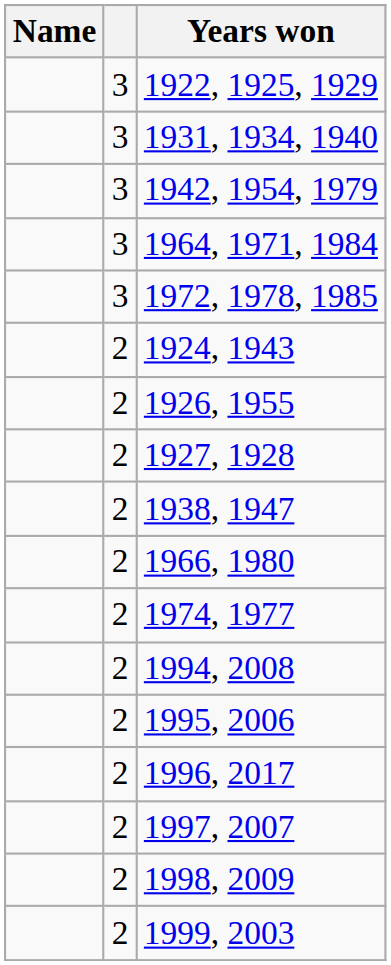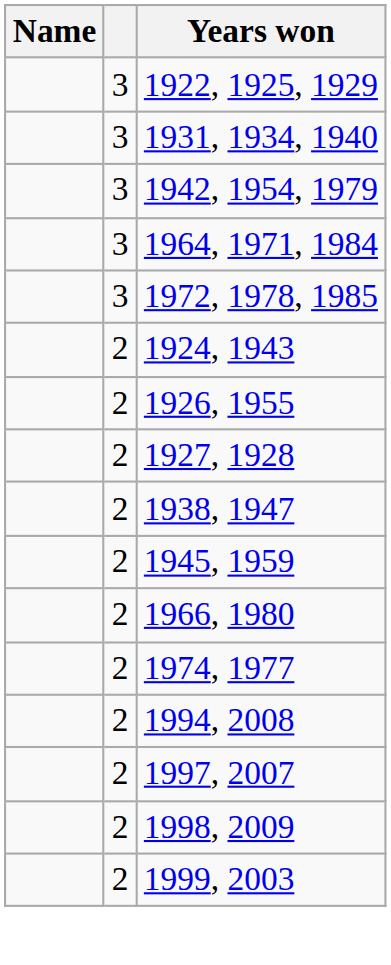+ row: (219, 561)
- row: (219, 720)
- row: (219, 773)
